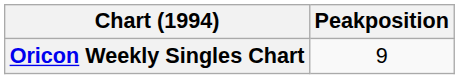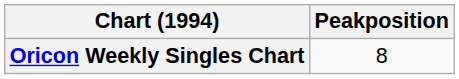(382, 55) 9 -> (382, 55) 8
